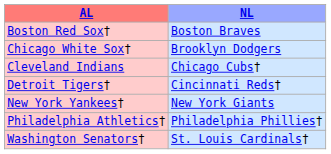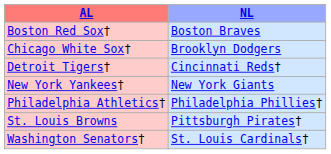- row: (66, 67)
+ row: (62, 121)
